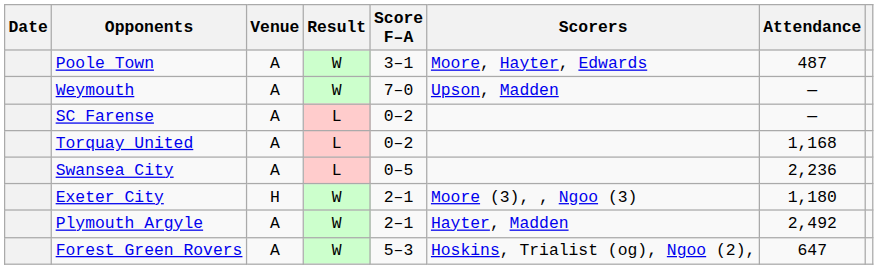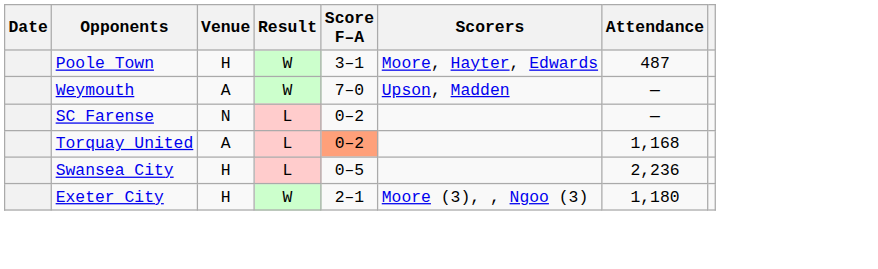(275, 64) A -> (226, 64) H
(275, 117) A -> (226, 117) N
(399, 144) no background -> (349, 144) lightsalmon background
(275, 170) A -> (226, 170) H
- row: (129, 224)
- row: (149, 250)
